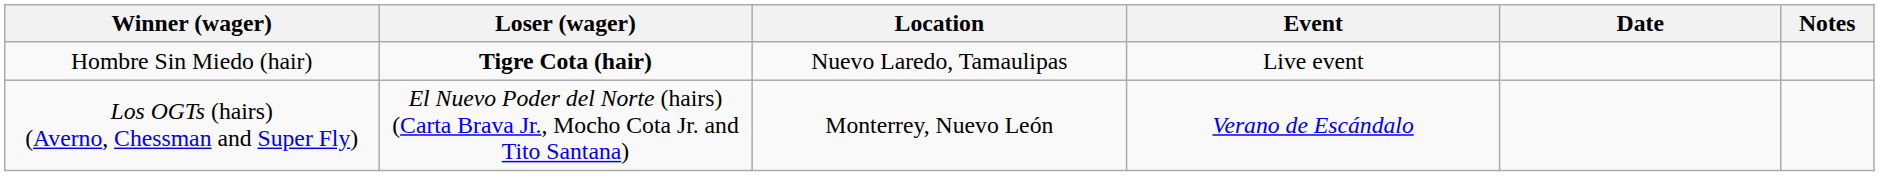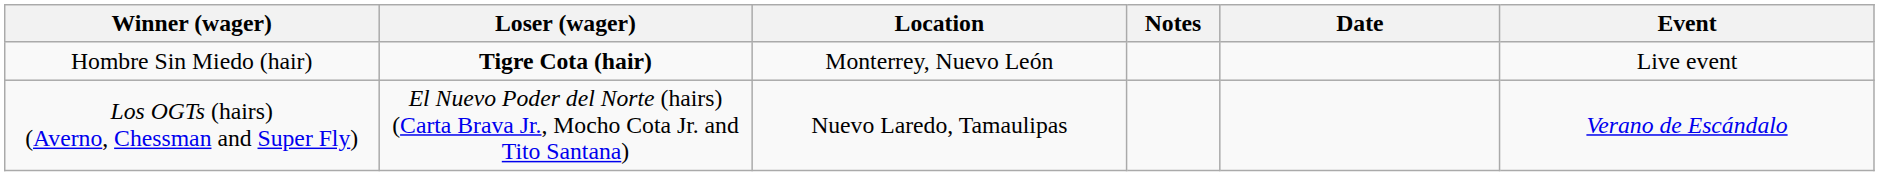columns swapped: (1313, 23) <-> (1827, 23)
(939, 60) Nuevo Laredo, Tamaulipas -> (939, 60) Monterrey, Nuevo León
(939, 125) Monterrey, Nuevo León -> (939, 125) Nuevo Laredo, Tamaulipas
